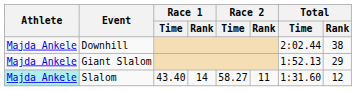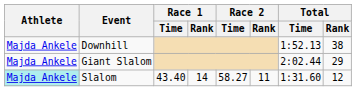(301, 45) 2:02.44 -> (301, 45) 1:52.13
(301, 61) 1:52.13 -> (301, 61) 2:02.44
